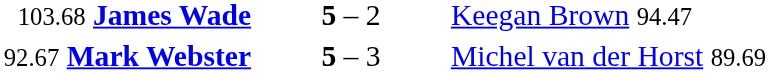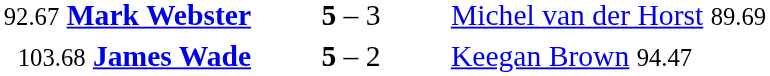rows swapped: (127, 55) <-> (134, 15)
